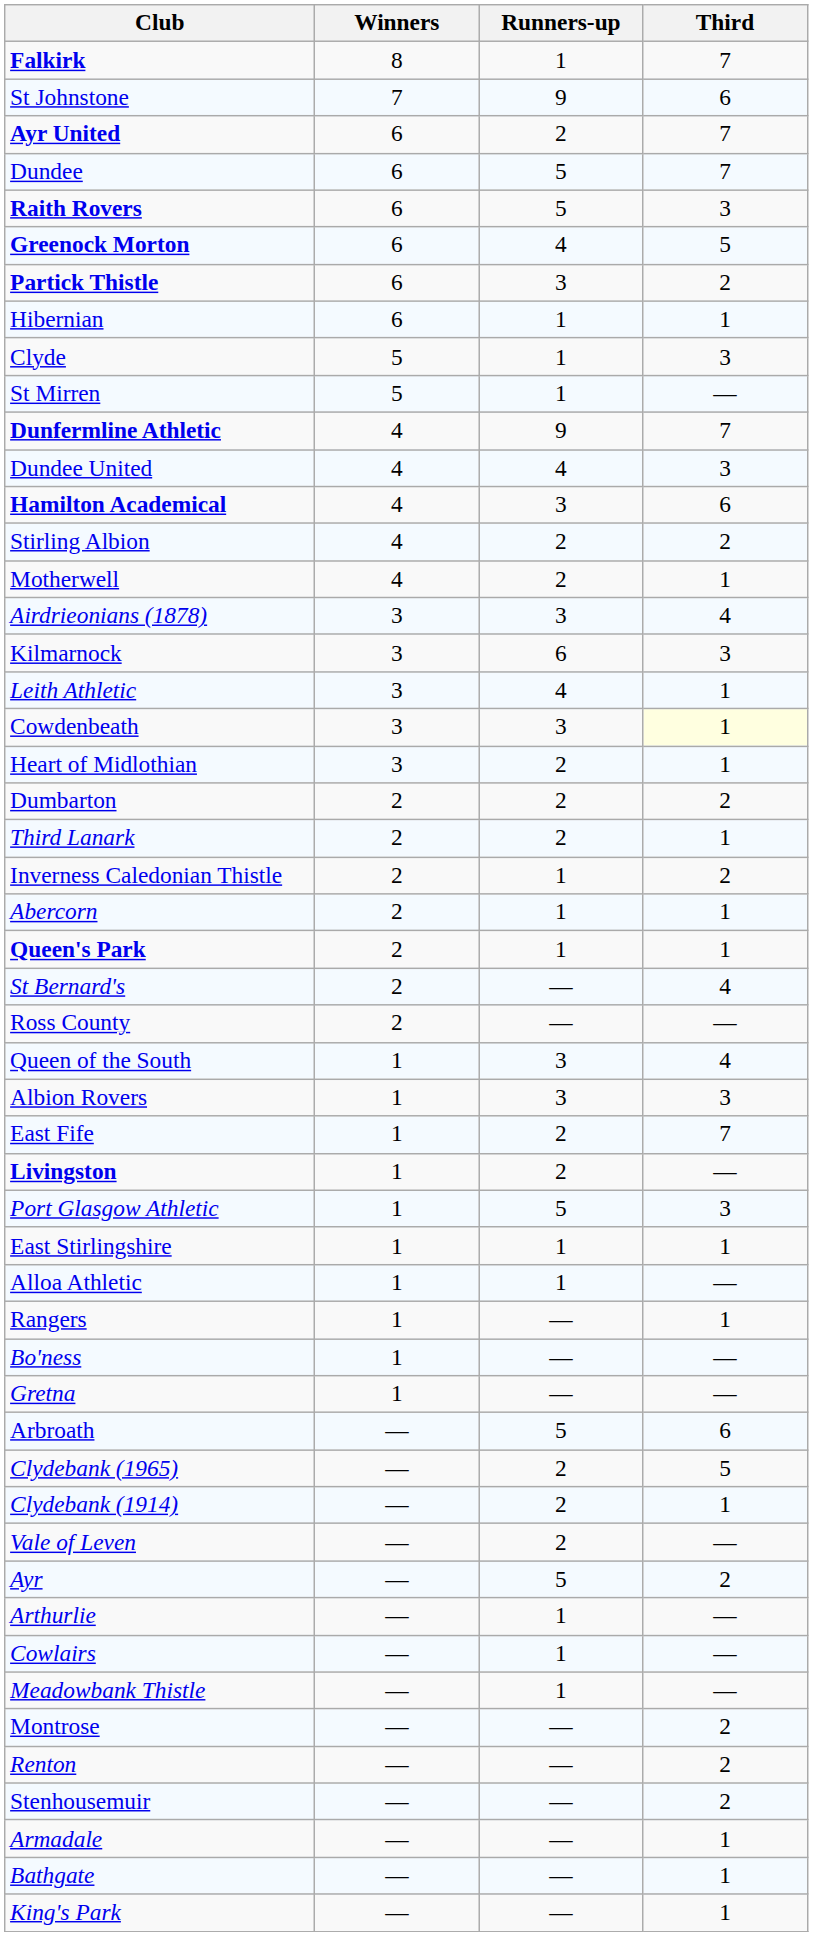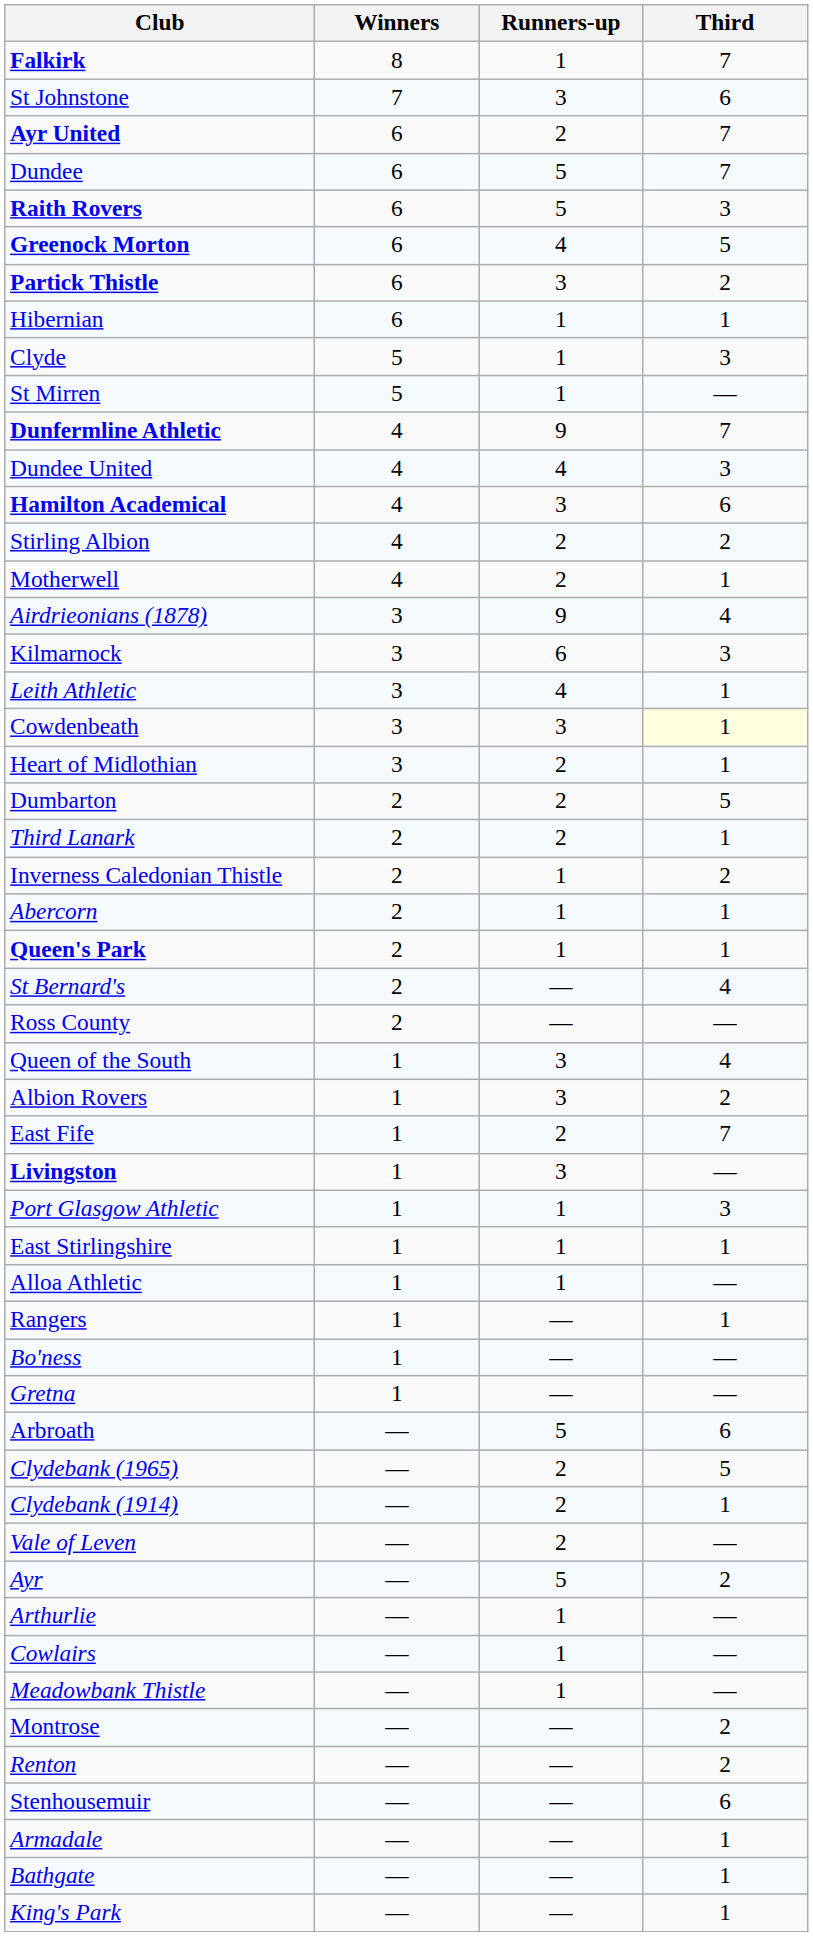(561, 97) 9 -> (561, 97) 3
(561, 615) 3 -> (561, 615) 9
(725, 801) 2 -> (725, 801) 5
(725, 1097) 3 -> (725, 1097) 2
(561, 1171) 2 -> (561, 1171) 3
(561, 1208) 5 -> (561, 1208) 1
(725, 1801) 2 -> (725, 1801) 6
